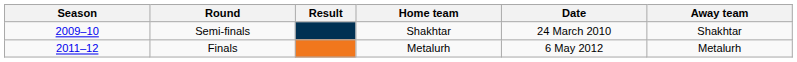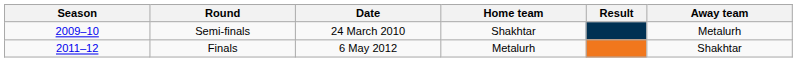columns swapped: (574, 13) <-> (326, 13)
(720, 31) Shakhtar -> (720, 31) Metalurh
(720, 48) Metalurh -> (720, 48) Shakhtar
